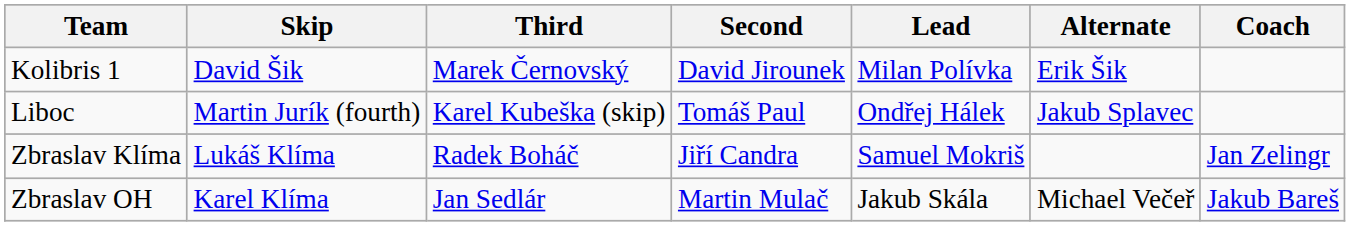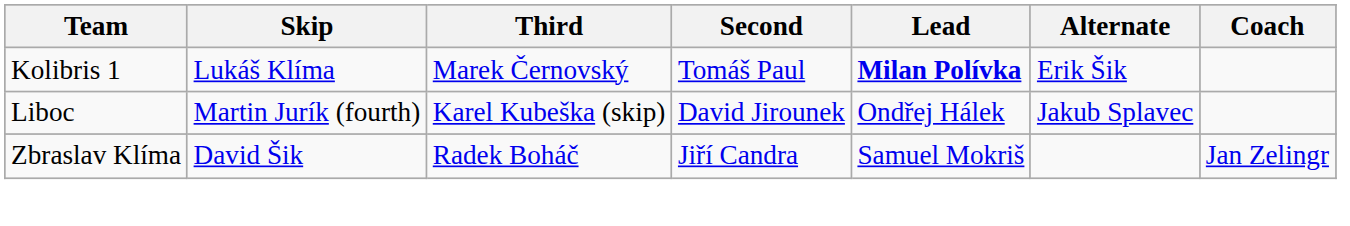(248, 69) David Šik -> (264, 69) Lukáš Klíma
(761, 69) David Jirounek -> (742, 69) Tomáš Paul
(935, 69) normal -> (939, 69) bold
(742, 112) Tomáš Paul -> (761, 112) David Jirounek
(264, 155) Lukáš Klíma -> (248, 155) David Šik
- row: (82, 198)
